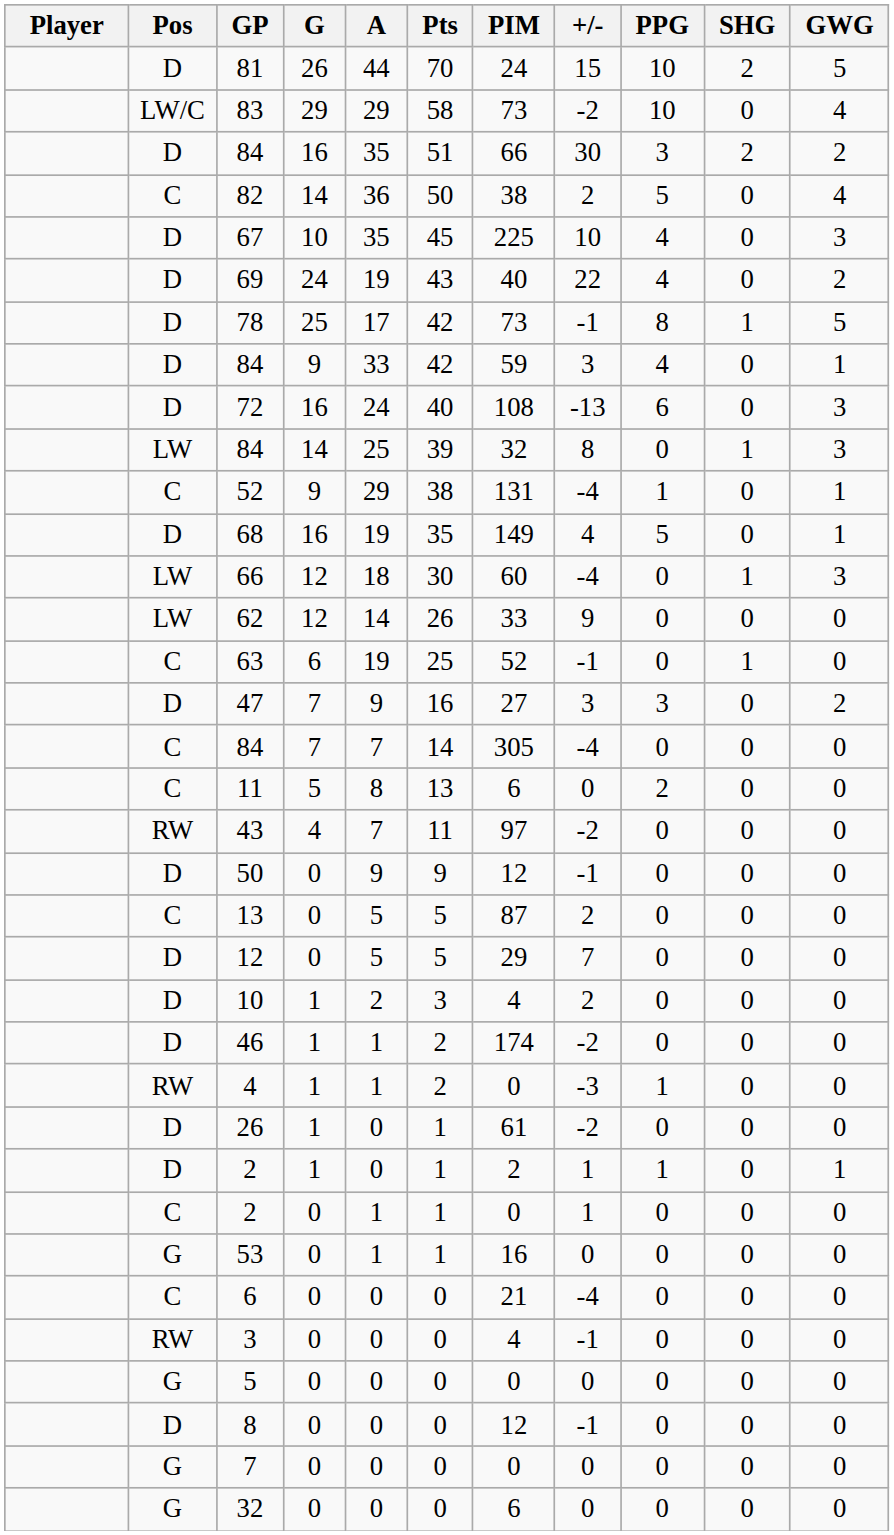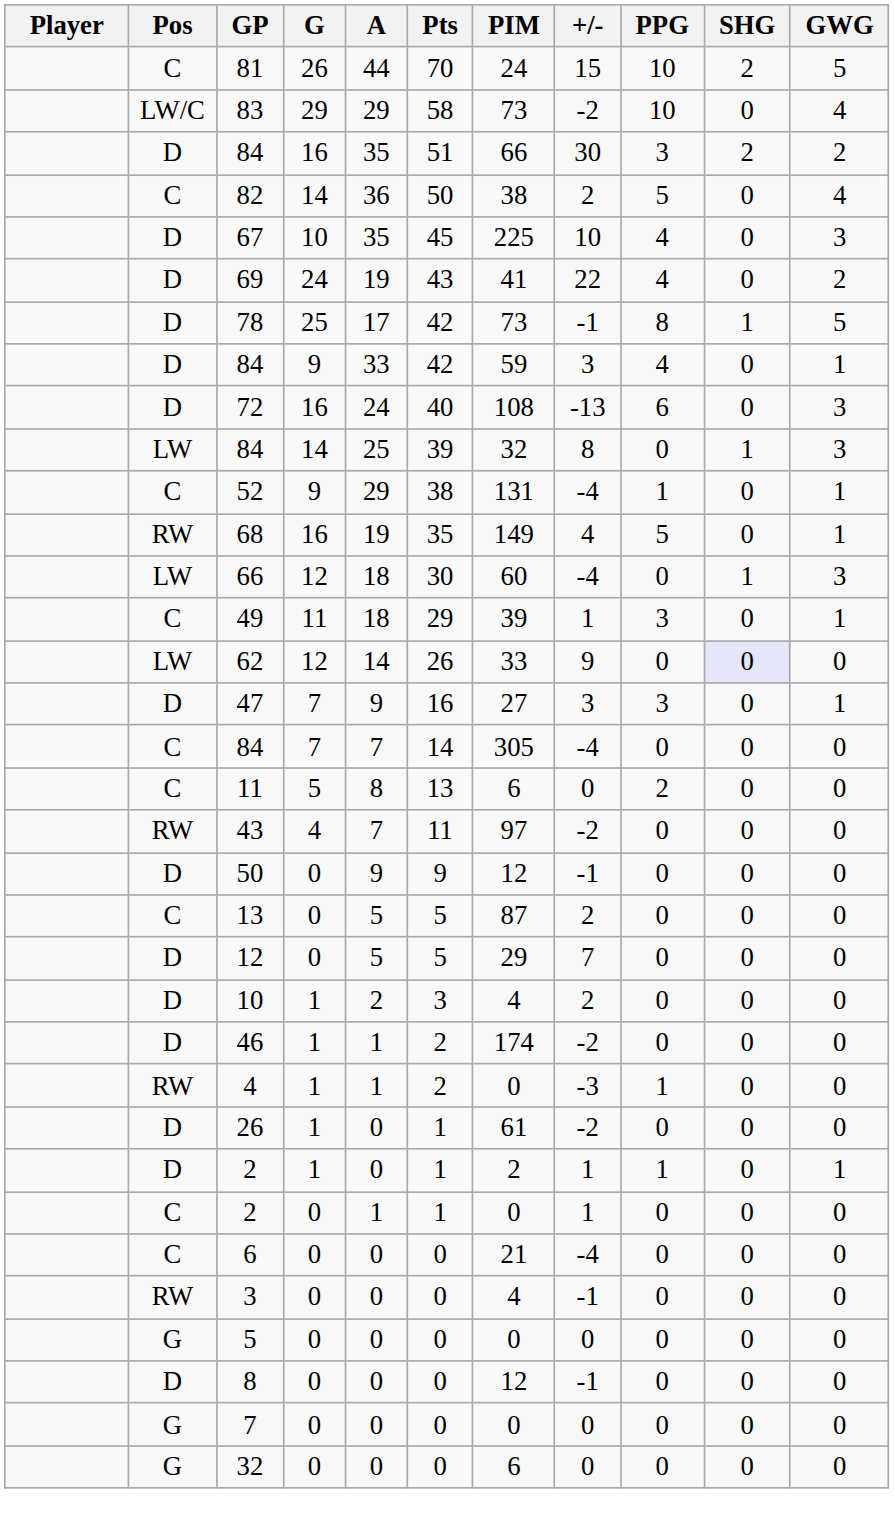(173, 68) D -> (173, 68) C
(514, 279) 40 -> (514, 279) 41
(173, 534) D -> (173, 534) RW
+ row: (250, 618)
(747, 618) no background -> (747, 661) lavender background
- row: (250, 661)
(840, 703) 2 -> (840, 703) 1
- row: (250, 1254)
